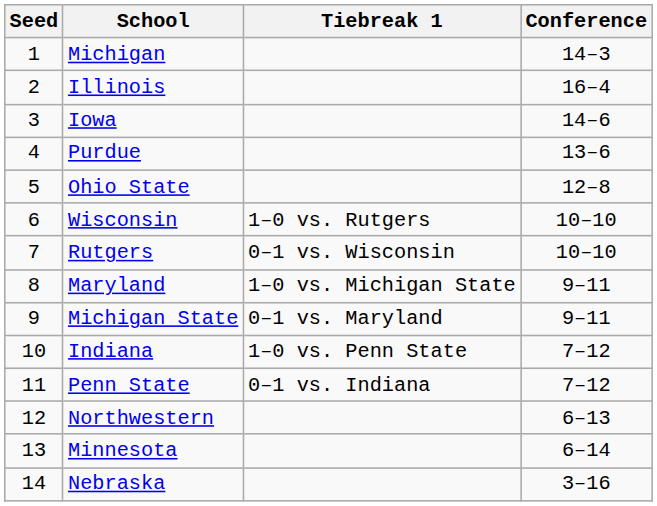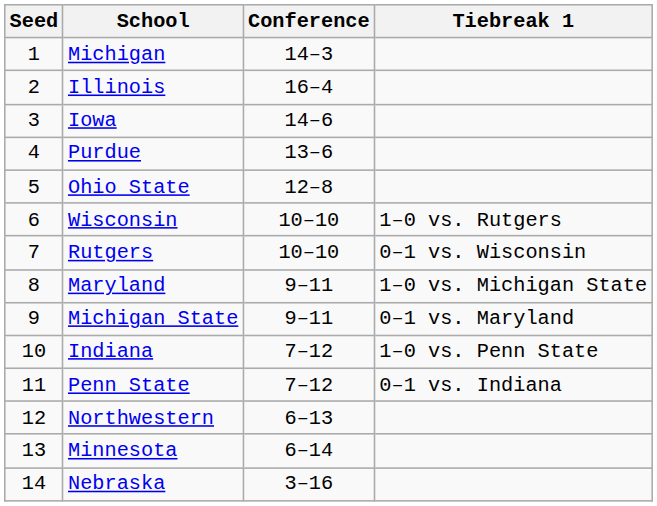columns swapped: (586, 21) <-> (382, 21)
